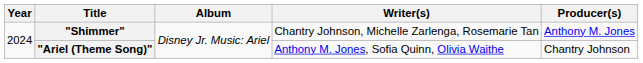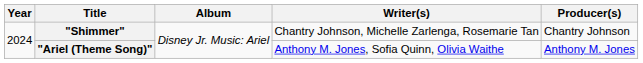(589, 31) Anthony M. Jones -> (587, 31) Chantry Johnson
(587, 49) Chantry Johnson -> (589, 49) Anthony M. Jones
